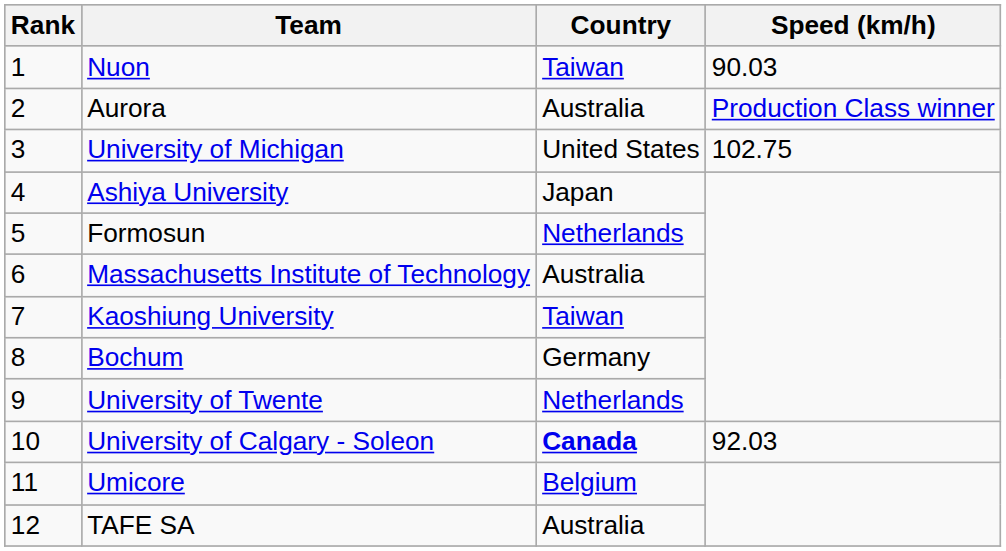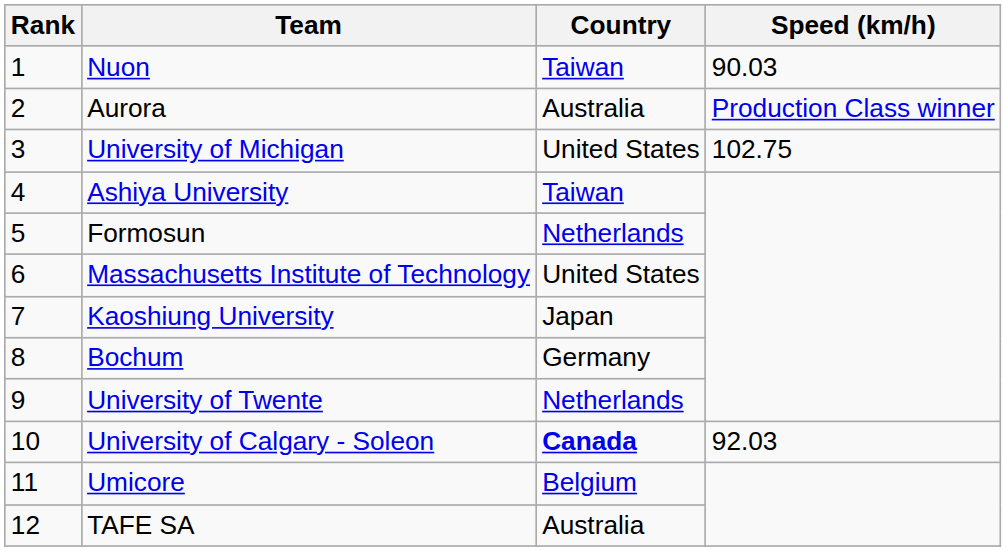(578, 191) Japan -> (583, 191) Taiwan
(593, 274) Australia -> (621, 274) United States
(583, 316) Taiwan -> (578, 316) Japan
